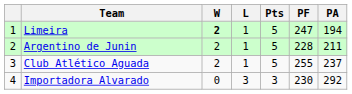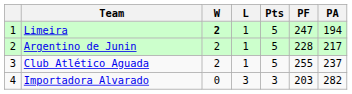(333, 47) 211 -> (333, 47) 217
(304, 81) 230 -> (304, 81) 203
(333, 81) 292 -> (333, 81) 282
